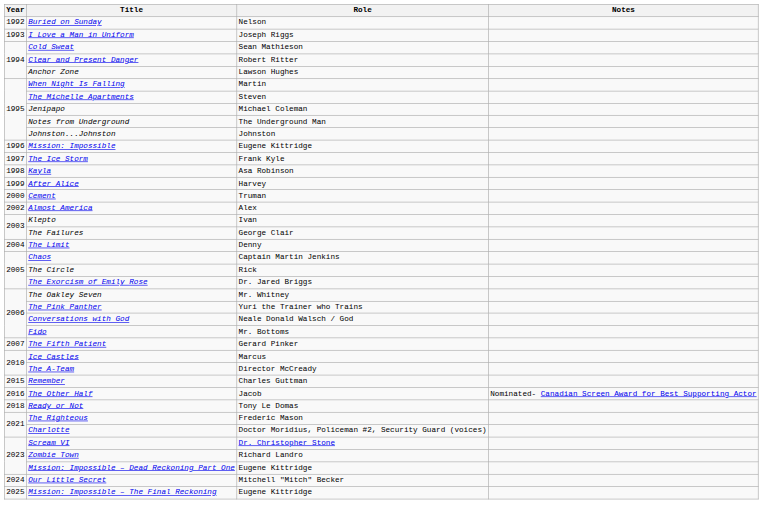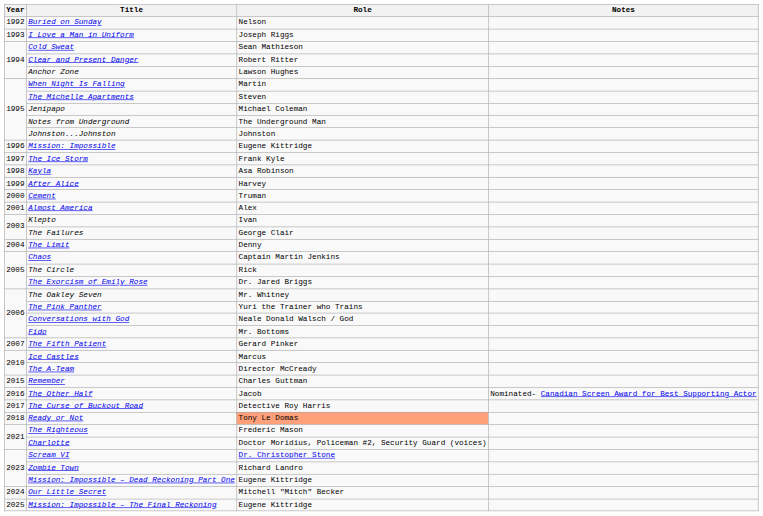(15, 209) 2002 -> (15, 209) 2001
+ row: (86, 406)
(268, 406) no background -> (268, 419) lightsalmon background
